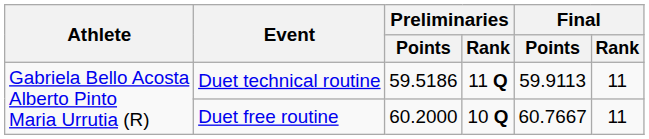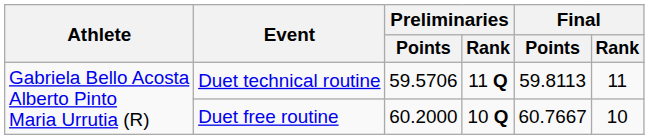(423, 81) 59.5186 -> (423, 81) 59.5706
(553, 81) 59.9113 -> (553, 81) 59.8113
(617, 117) 11 -> (617, 117) 10
